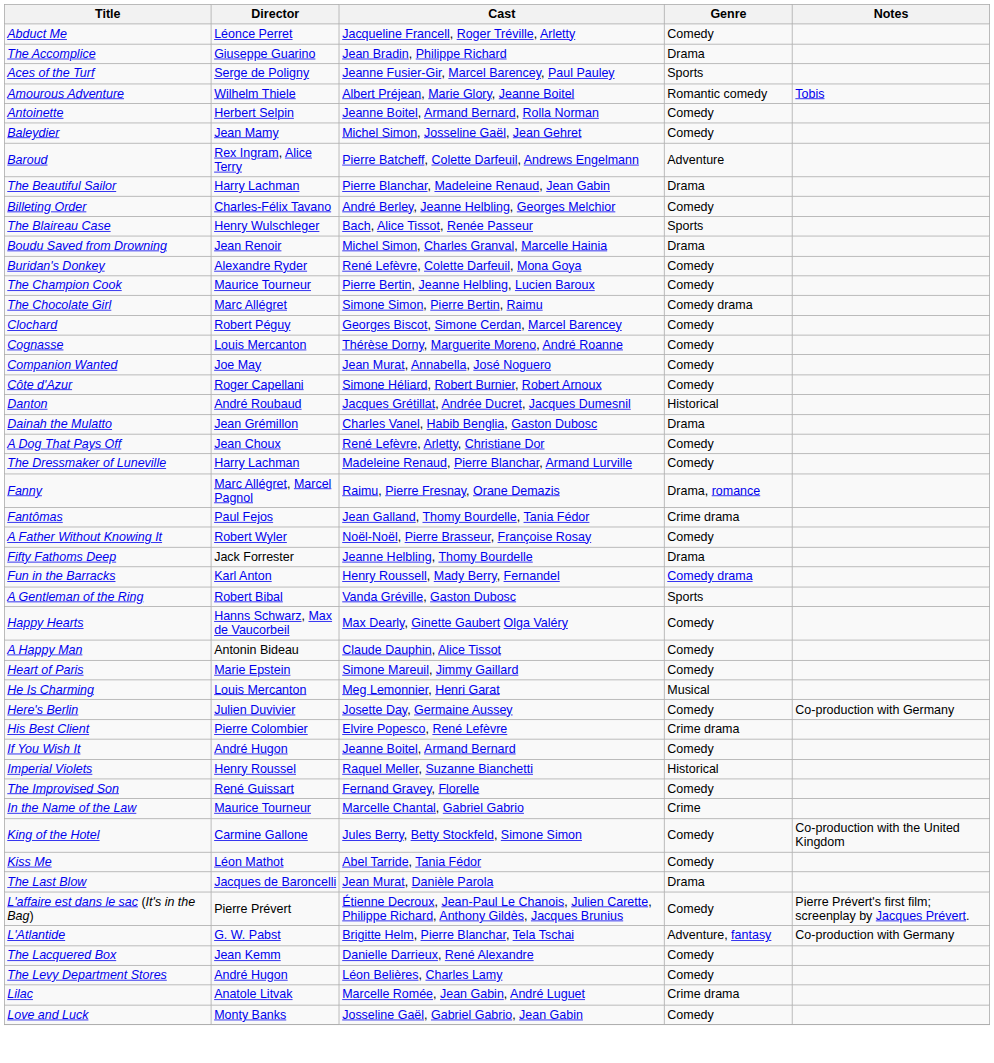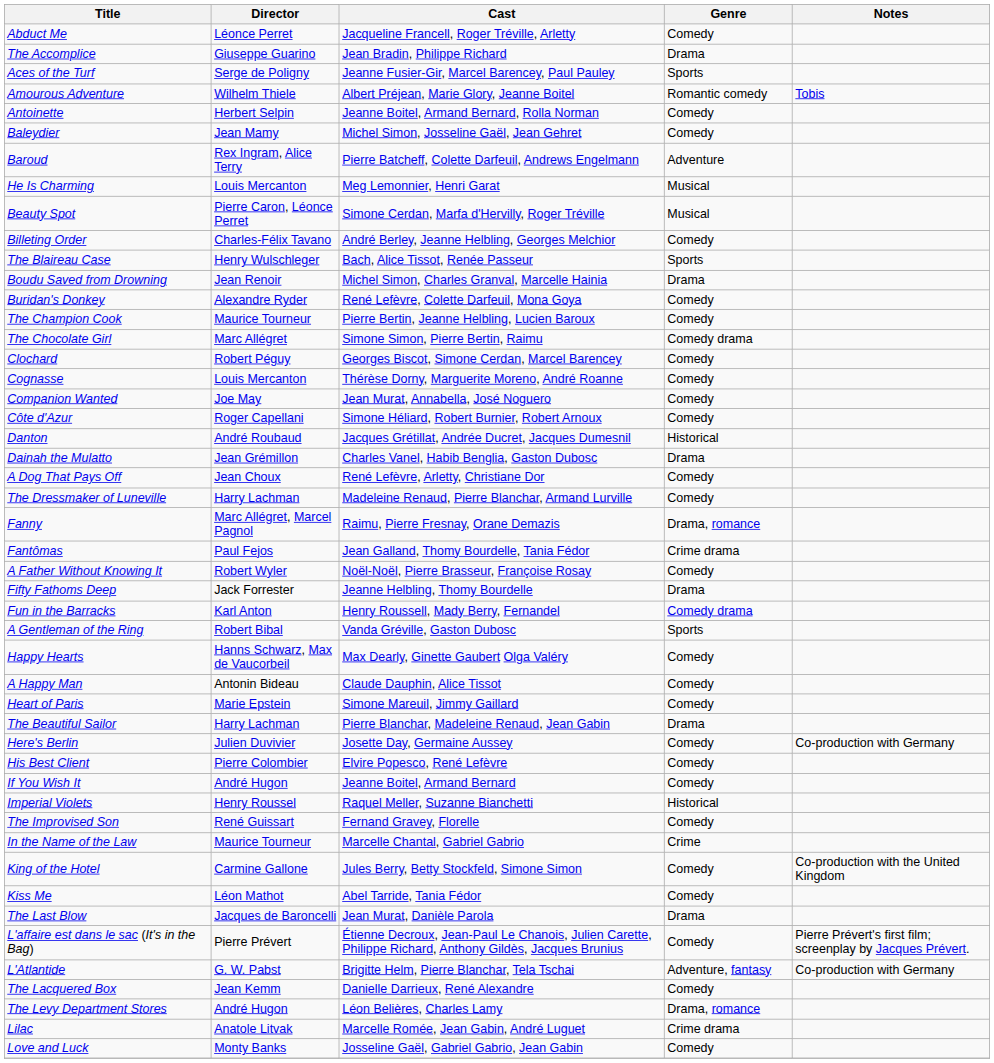rows swapped: (62, 186) <-> (51, 689)
+ row: (41, 213)
(703, 729) Crime drama -> (691, 763) Comedy
(691, 975) Comedy -> (714, 1009) Drama, romance
